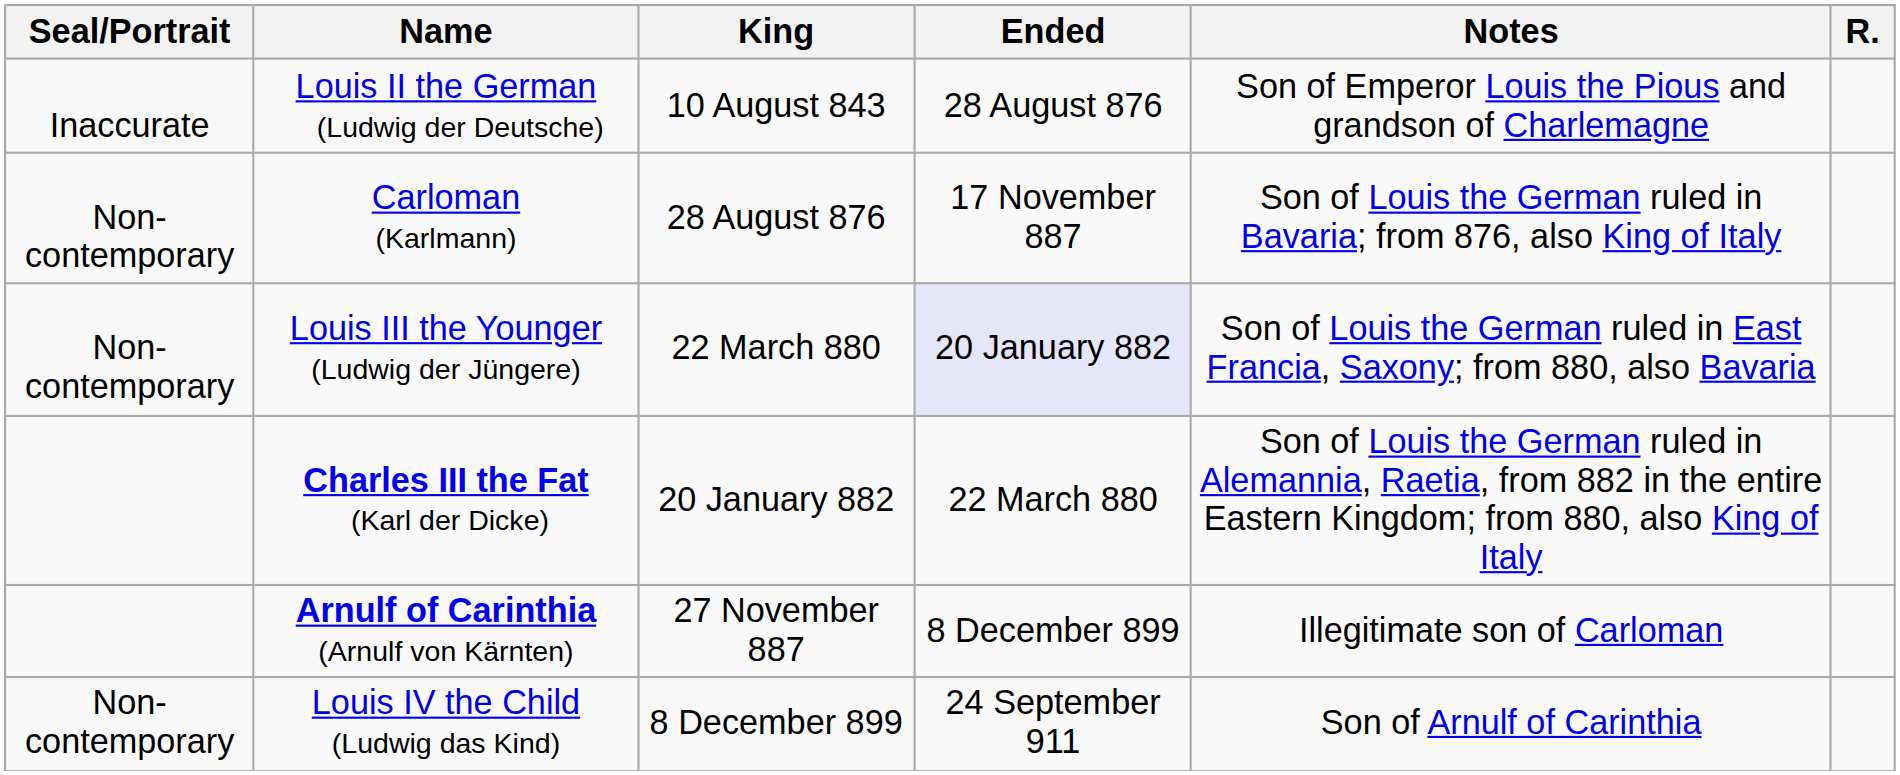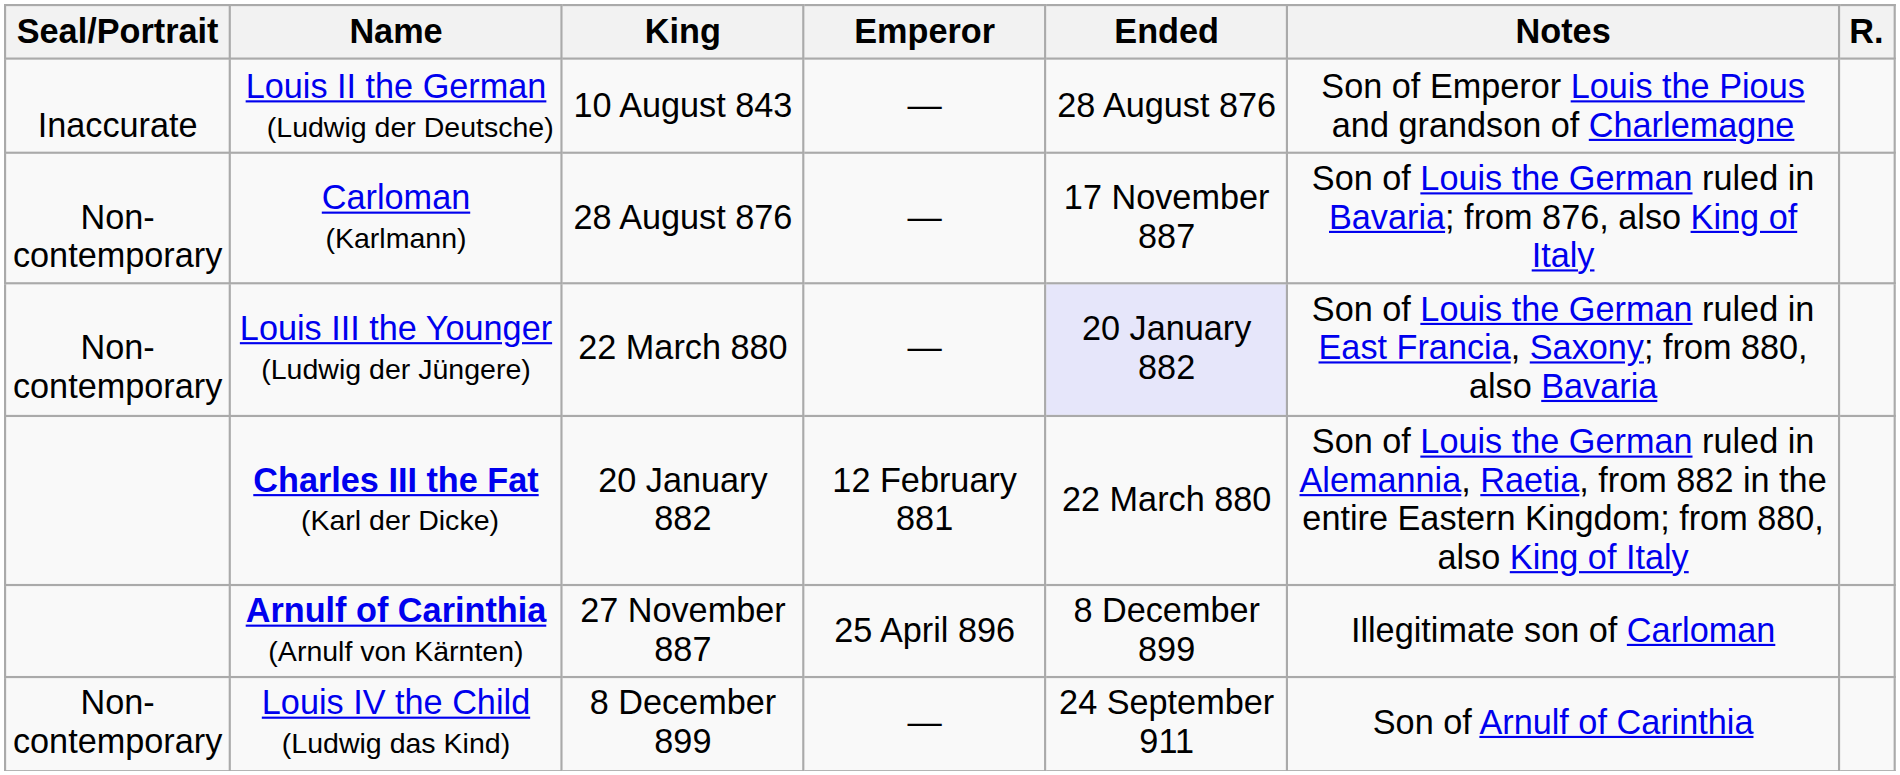+ column: (925, 31)
